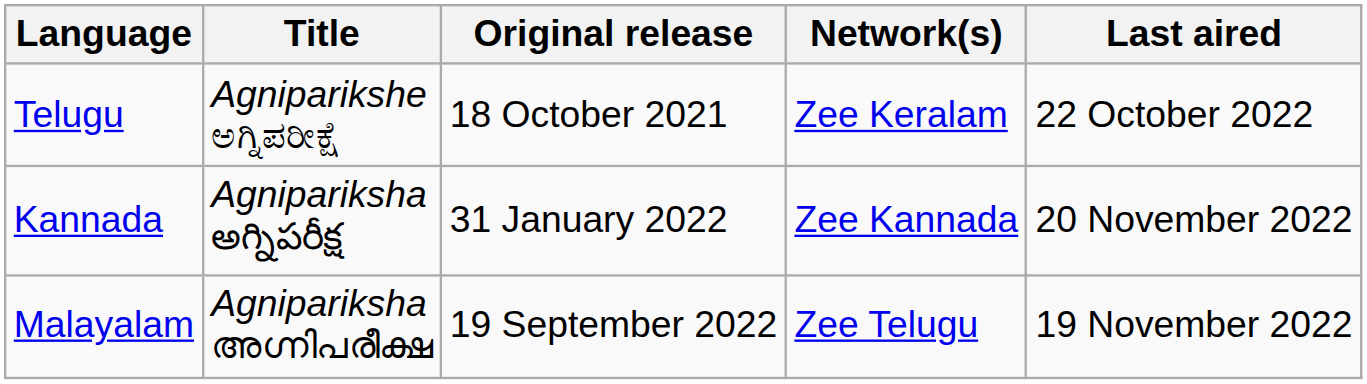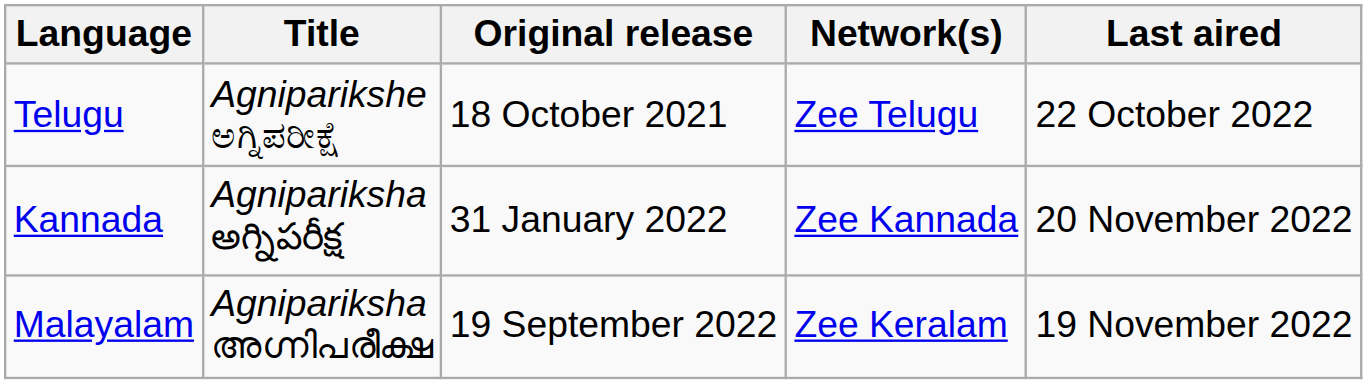(901, 114) Zee Keralam -> (886, 114) Zee Telugu
(886, 325) Zee Telugu -> (901, 325) Zee Keralam
